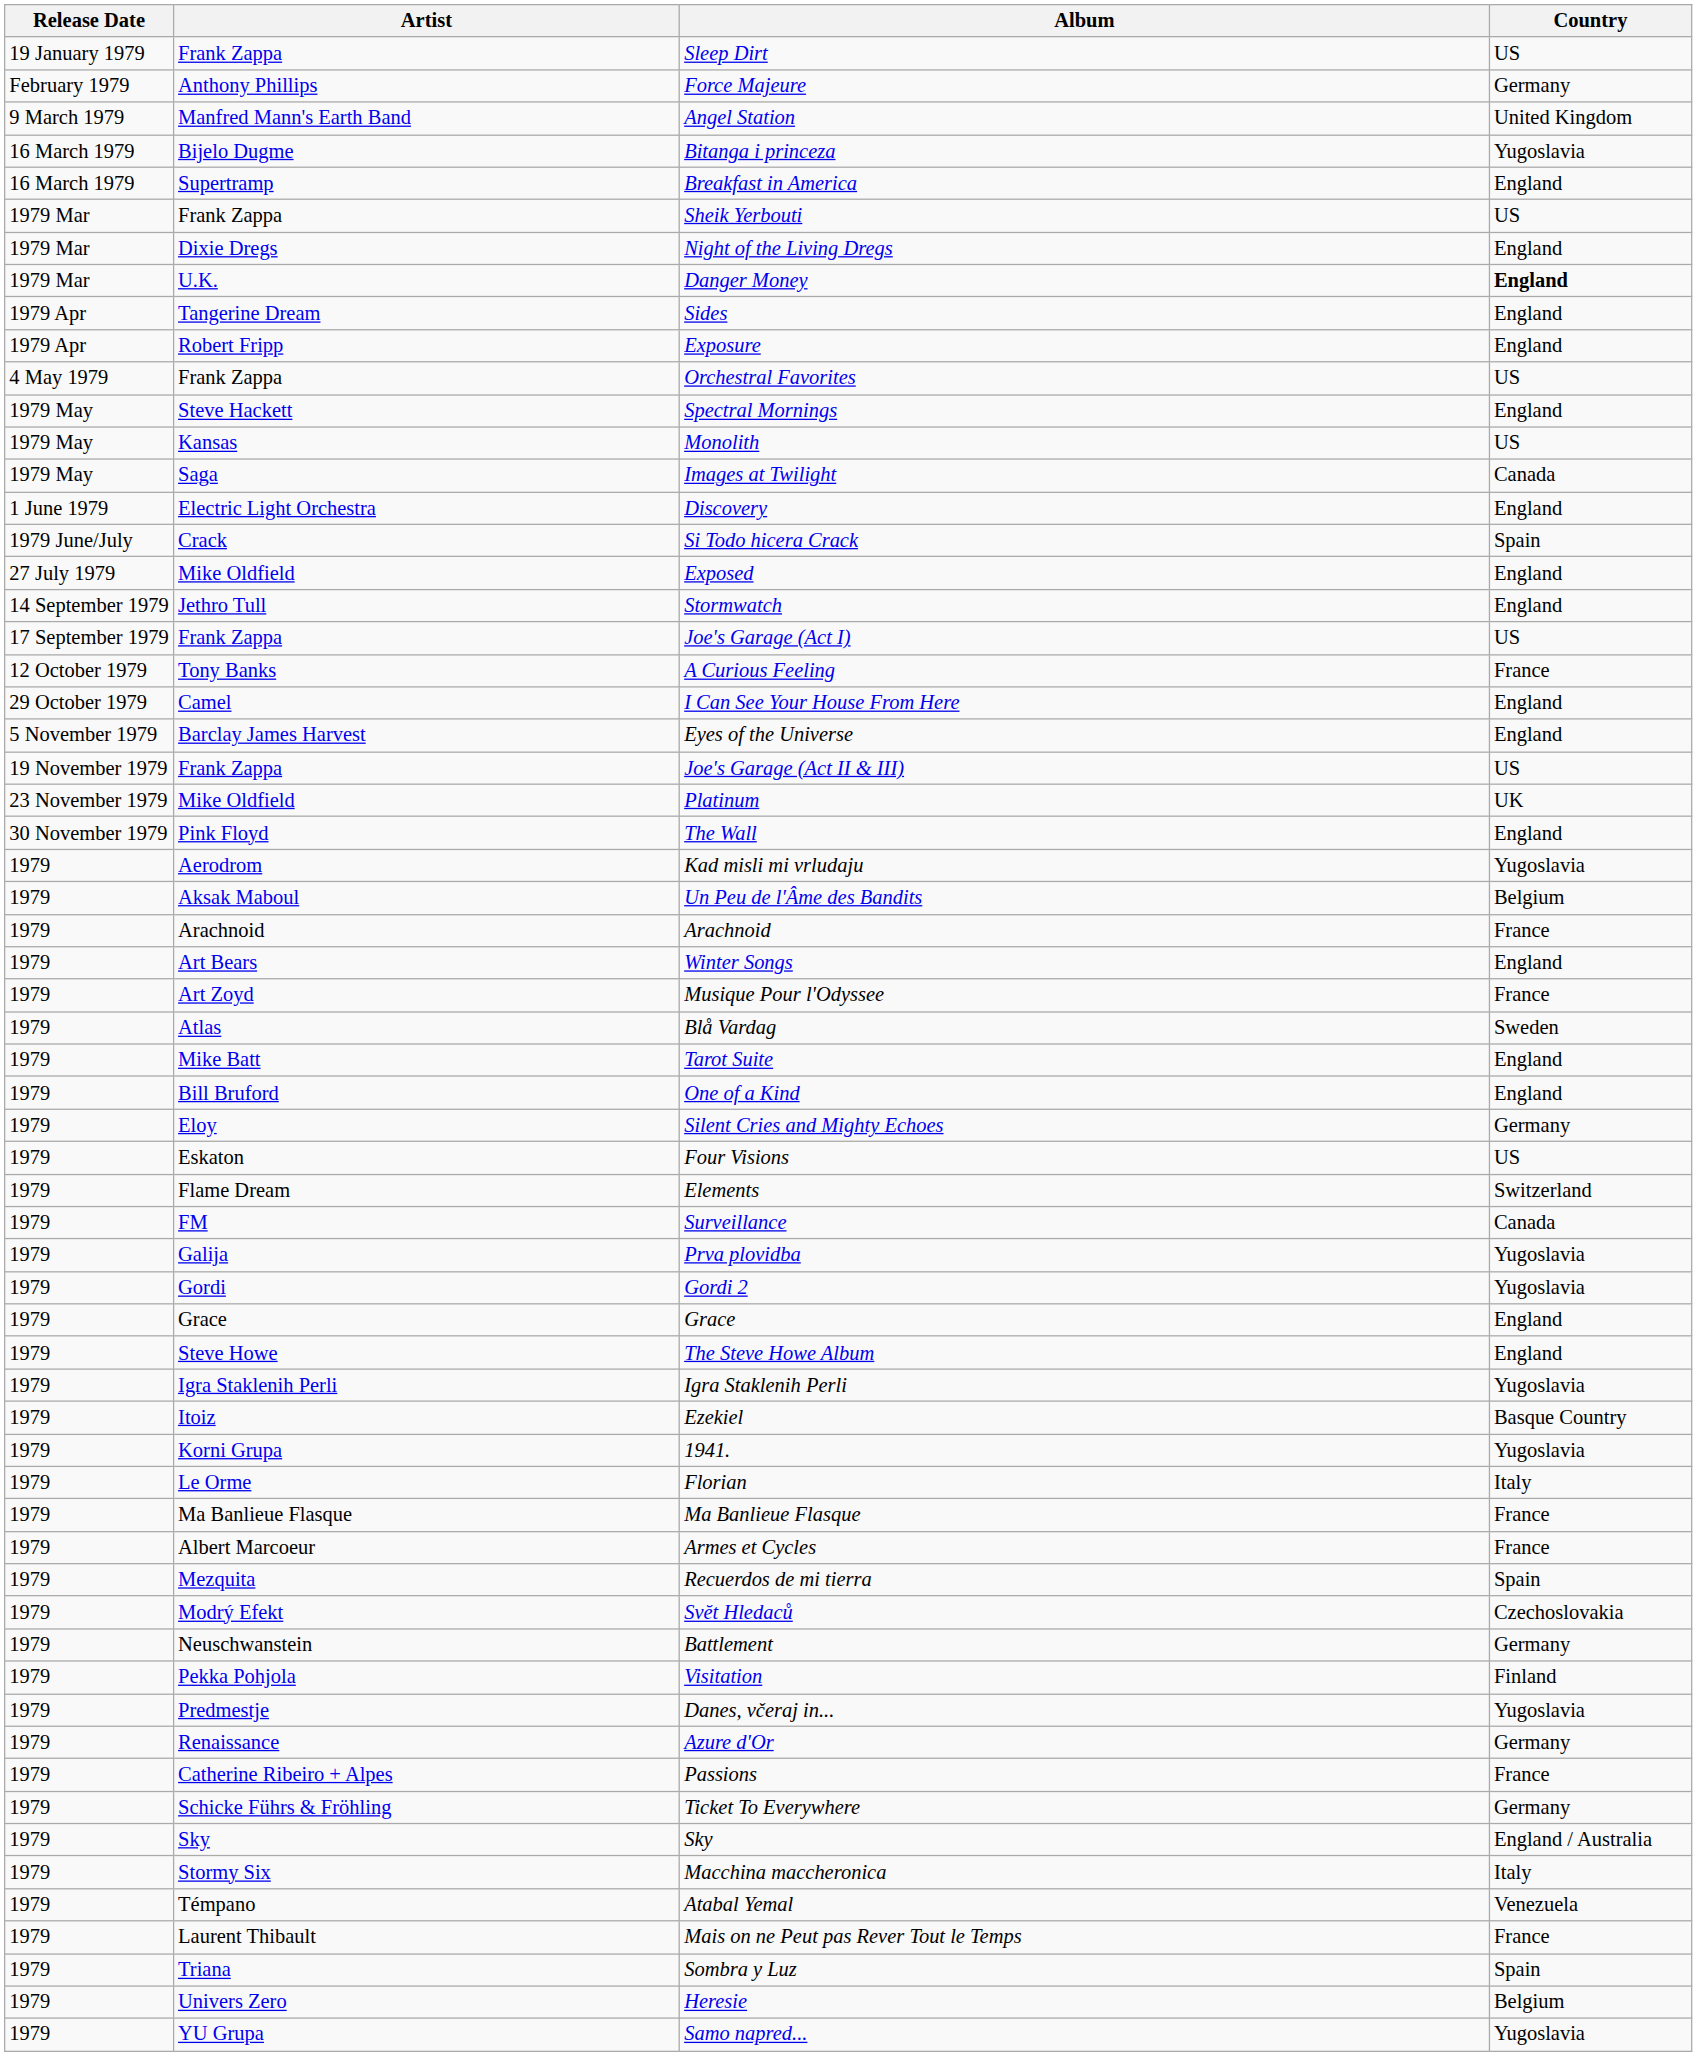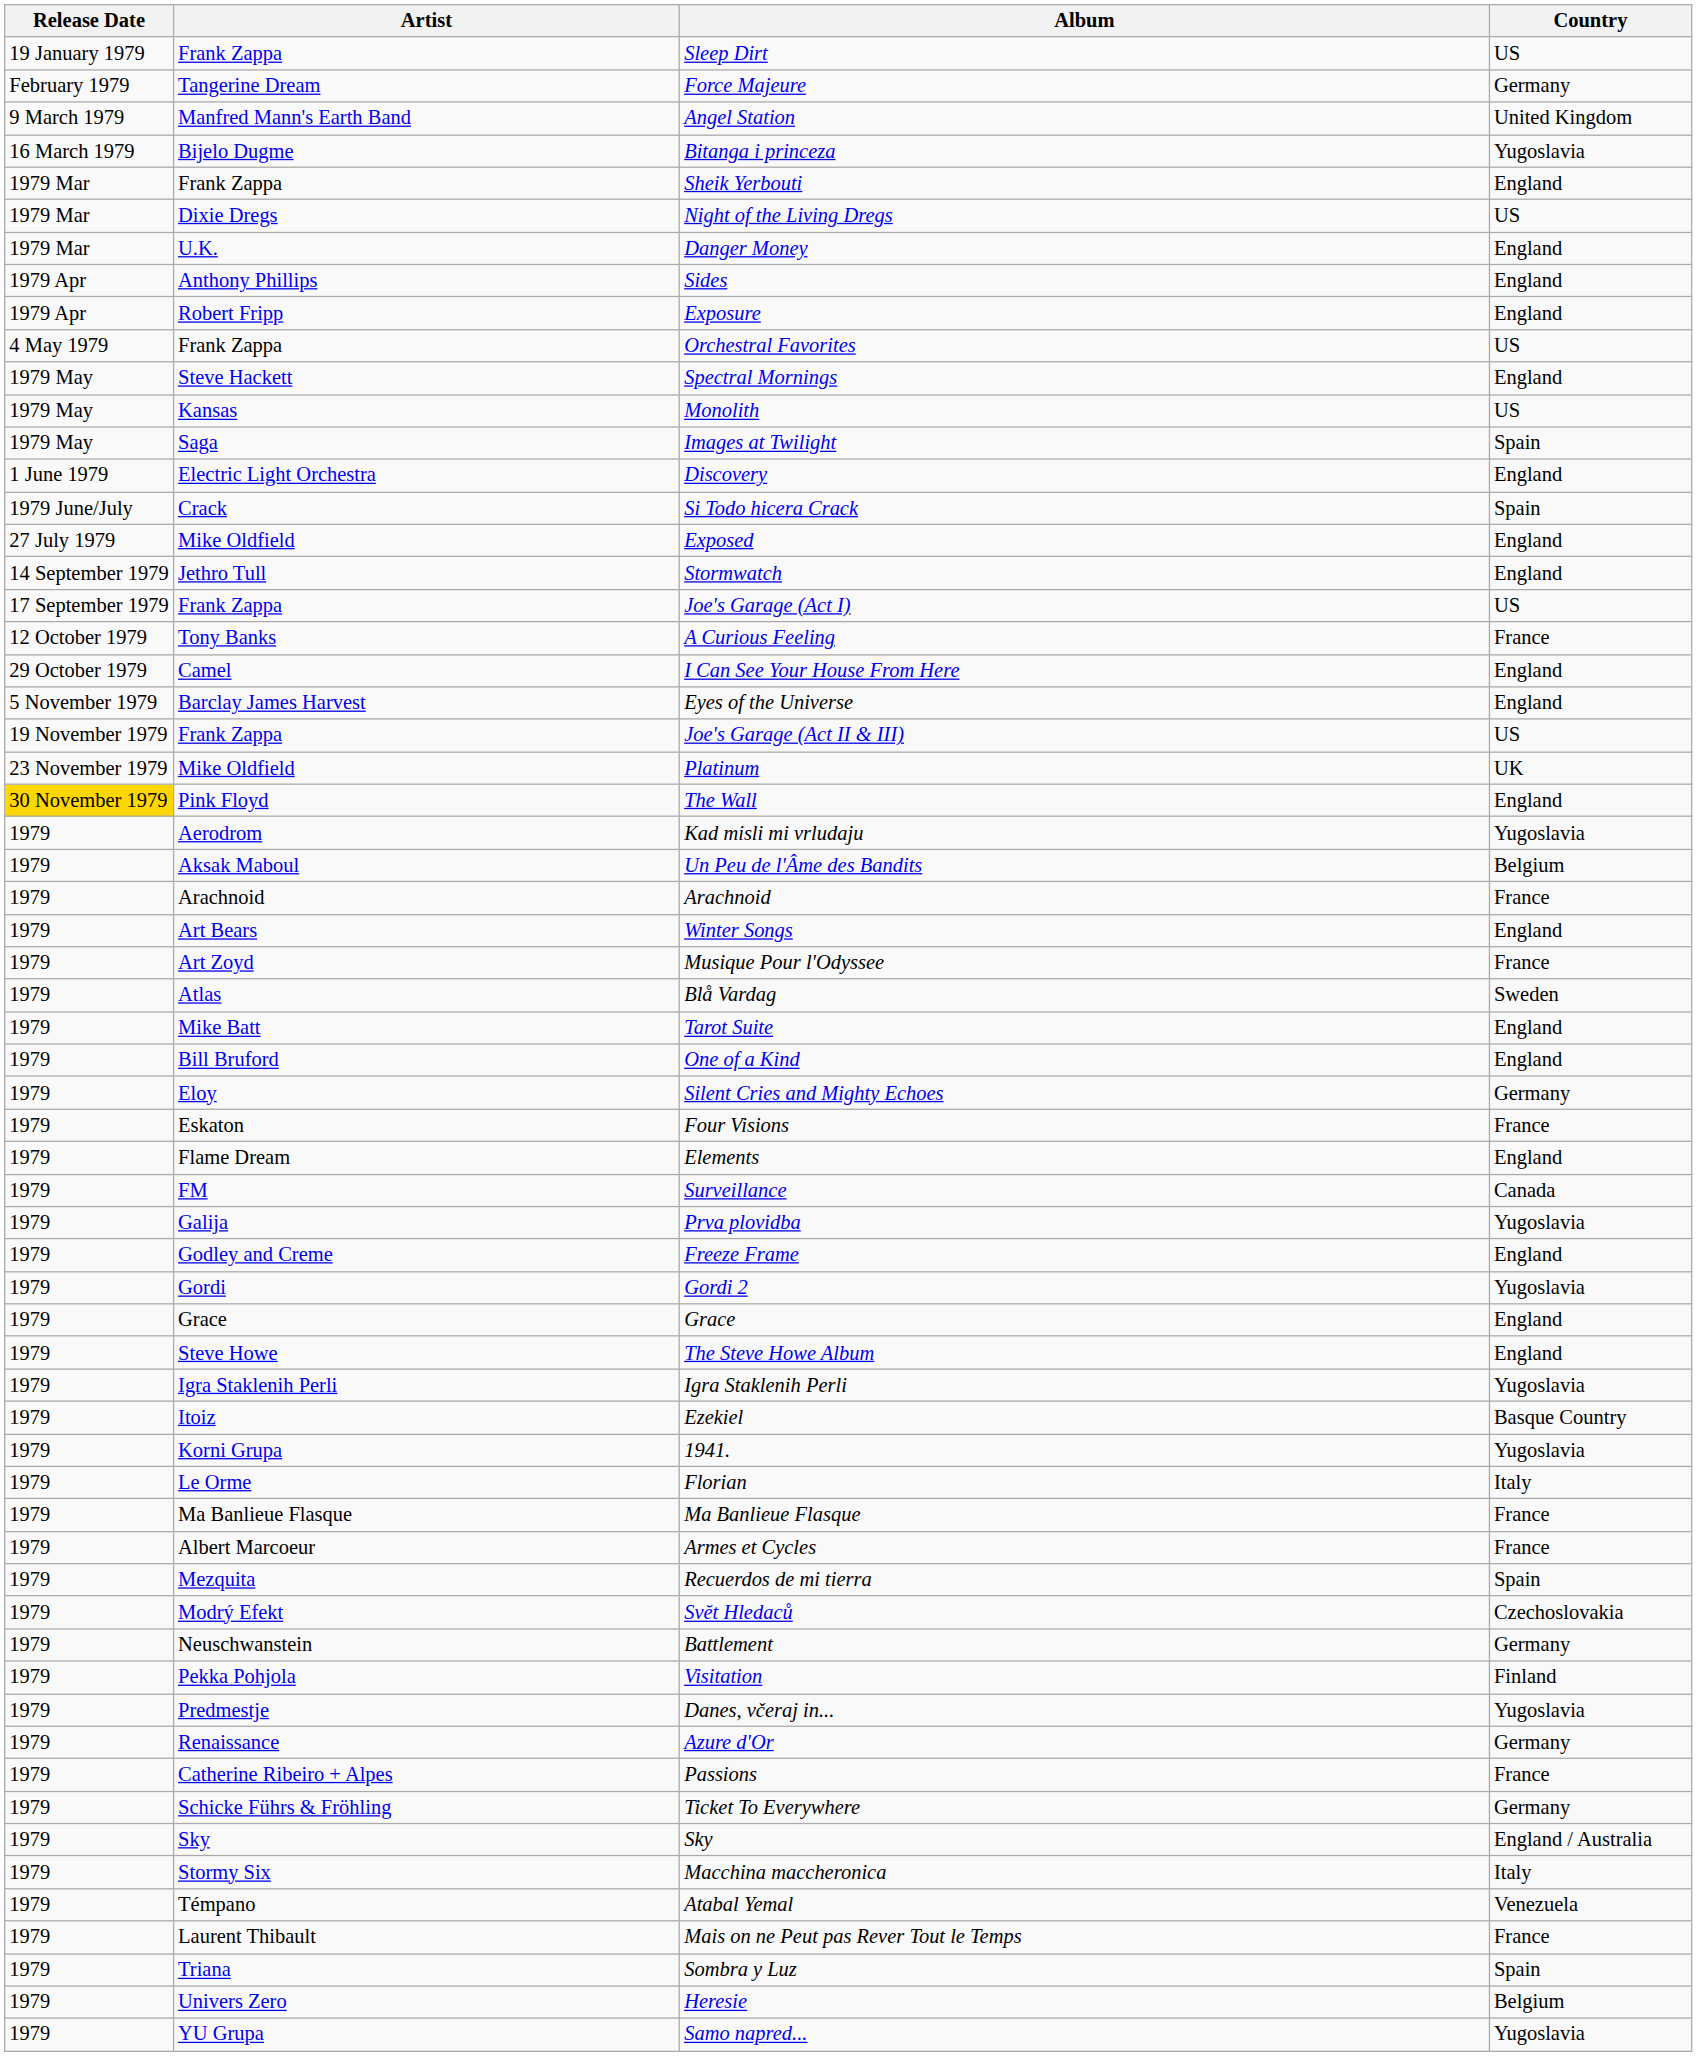(248, 85) Anthony Phillips -> (249, 85) Tangerine Dream
- row: (771, 183)
(1507, 215) US -> (1528, 183) England
(1528, 248) England -> (1507, 215) US
(1531, 280) bold -> (1528, 248) normal
(249, 313) Tangerine Dream -> (248, 280) Anthony Phillips
(1525, 475) Canada -> (1517, 442) Spain
(88, 832) no background -> (88, 800) gold background
(1507, 1157) US -> (1522, 1125) France
(1543, 1190) Switzerland -> (1528, 1157) England
+ row: (741, 1254)
